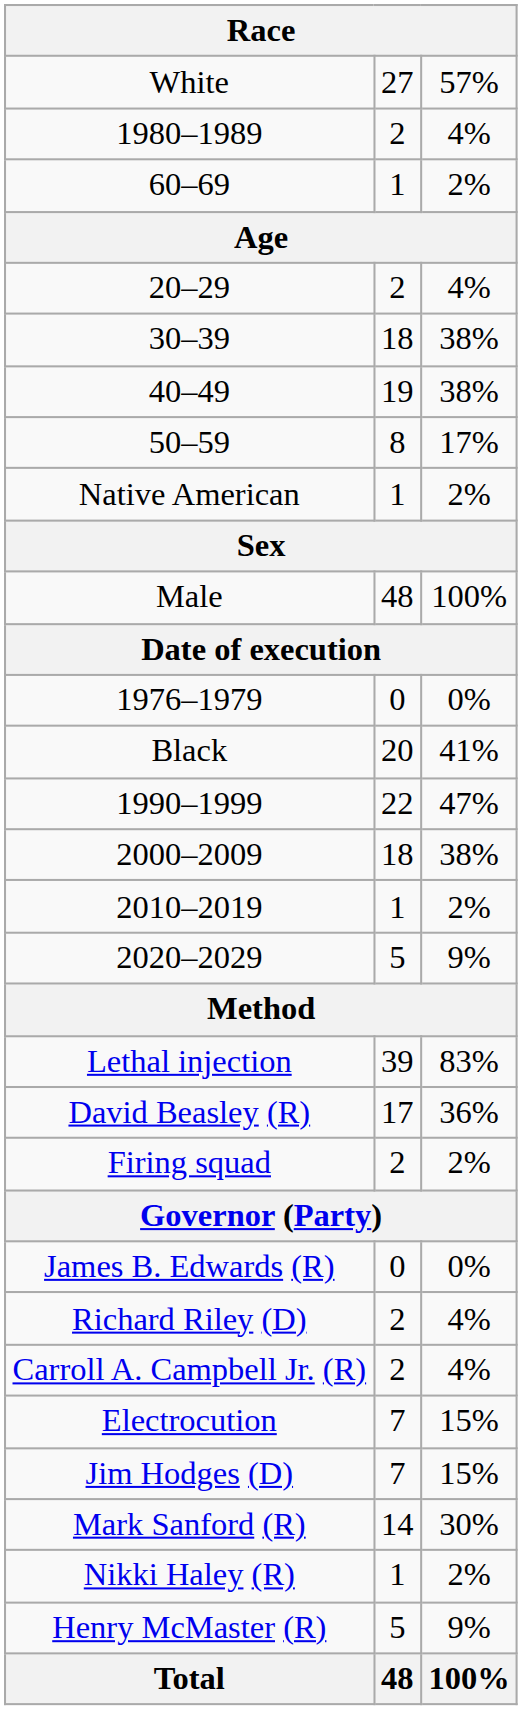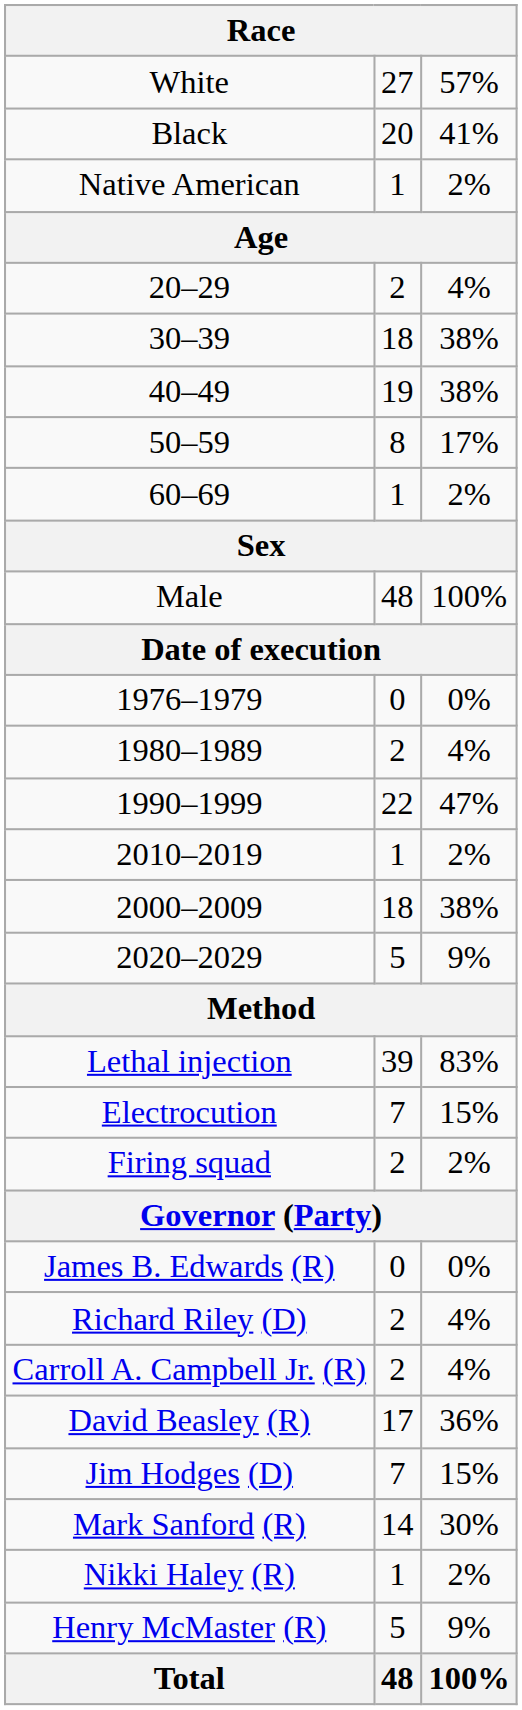rows swapped: (189, 751) <-> (189, 133)
rows swapped: (189, 493) <-> (189, 184)
rows swapped: (189, 854) <-> (189, 905)
rows swapped: (189, 1421) <-> (189, 1111)
